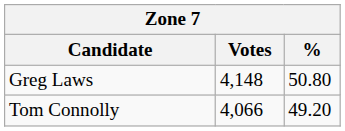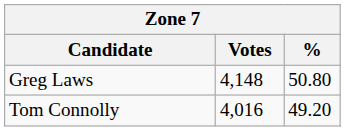(241, 110) 4,066 -> (241, 110) 4,016
